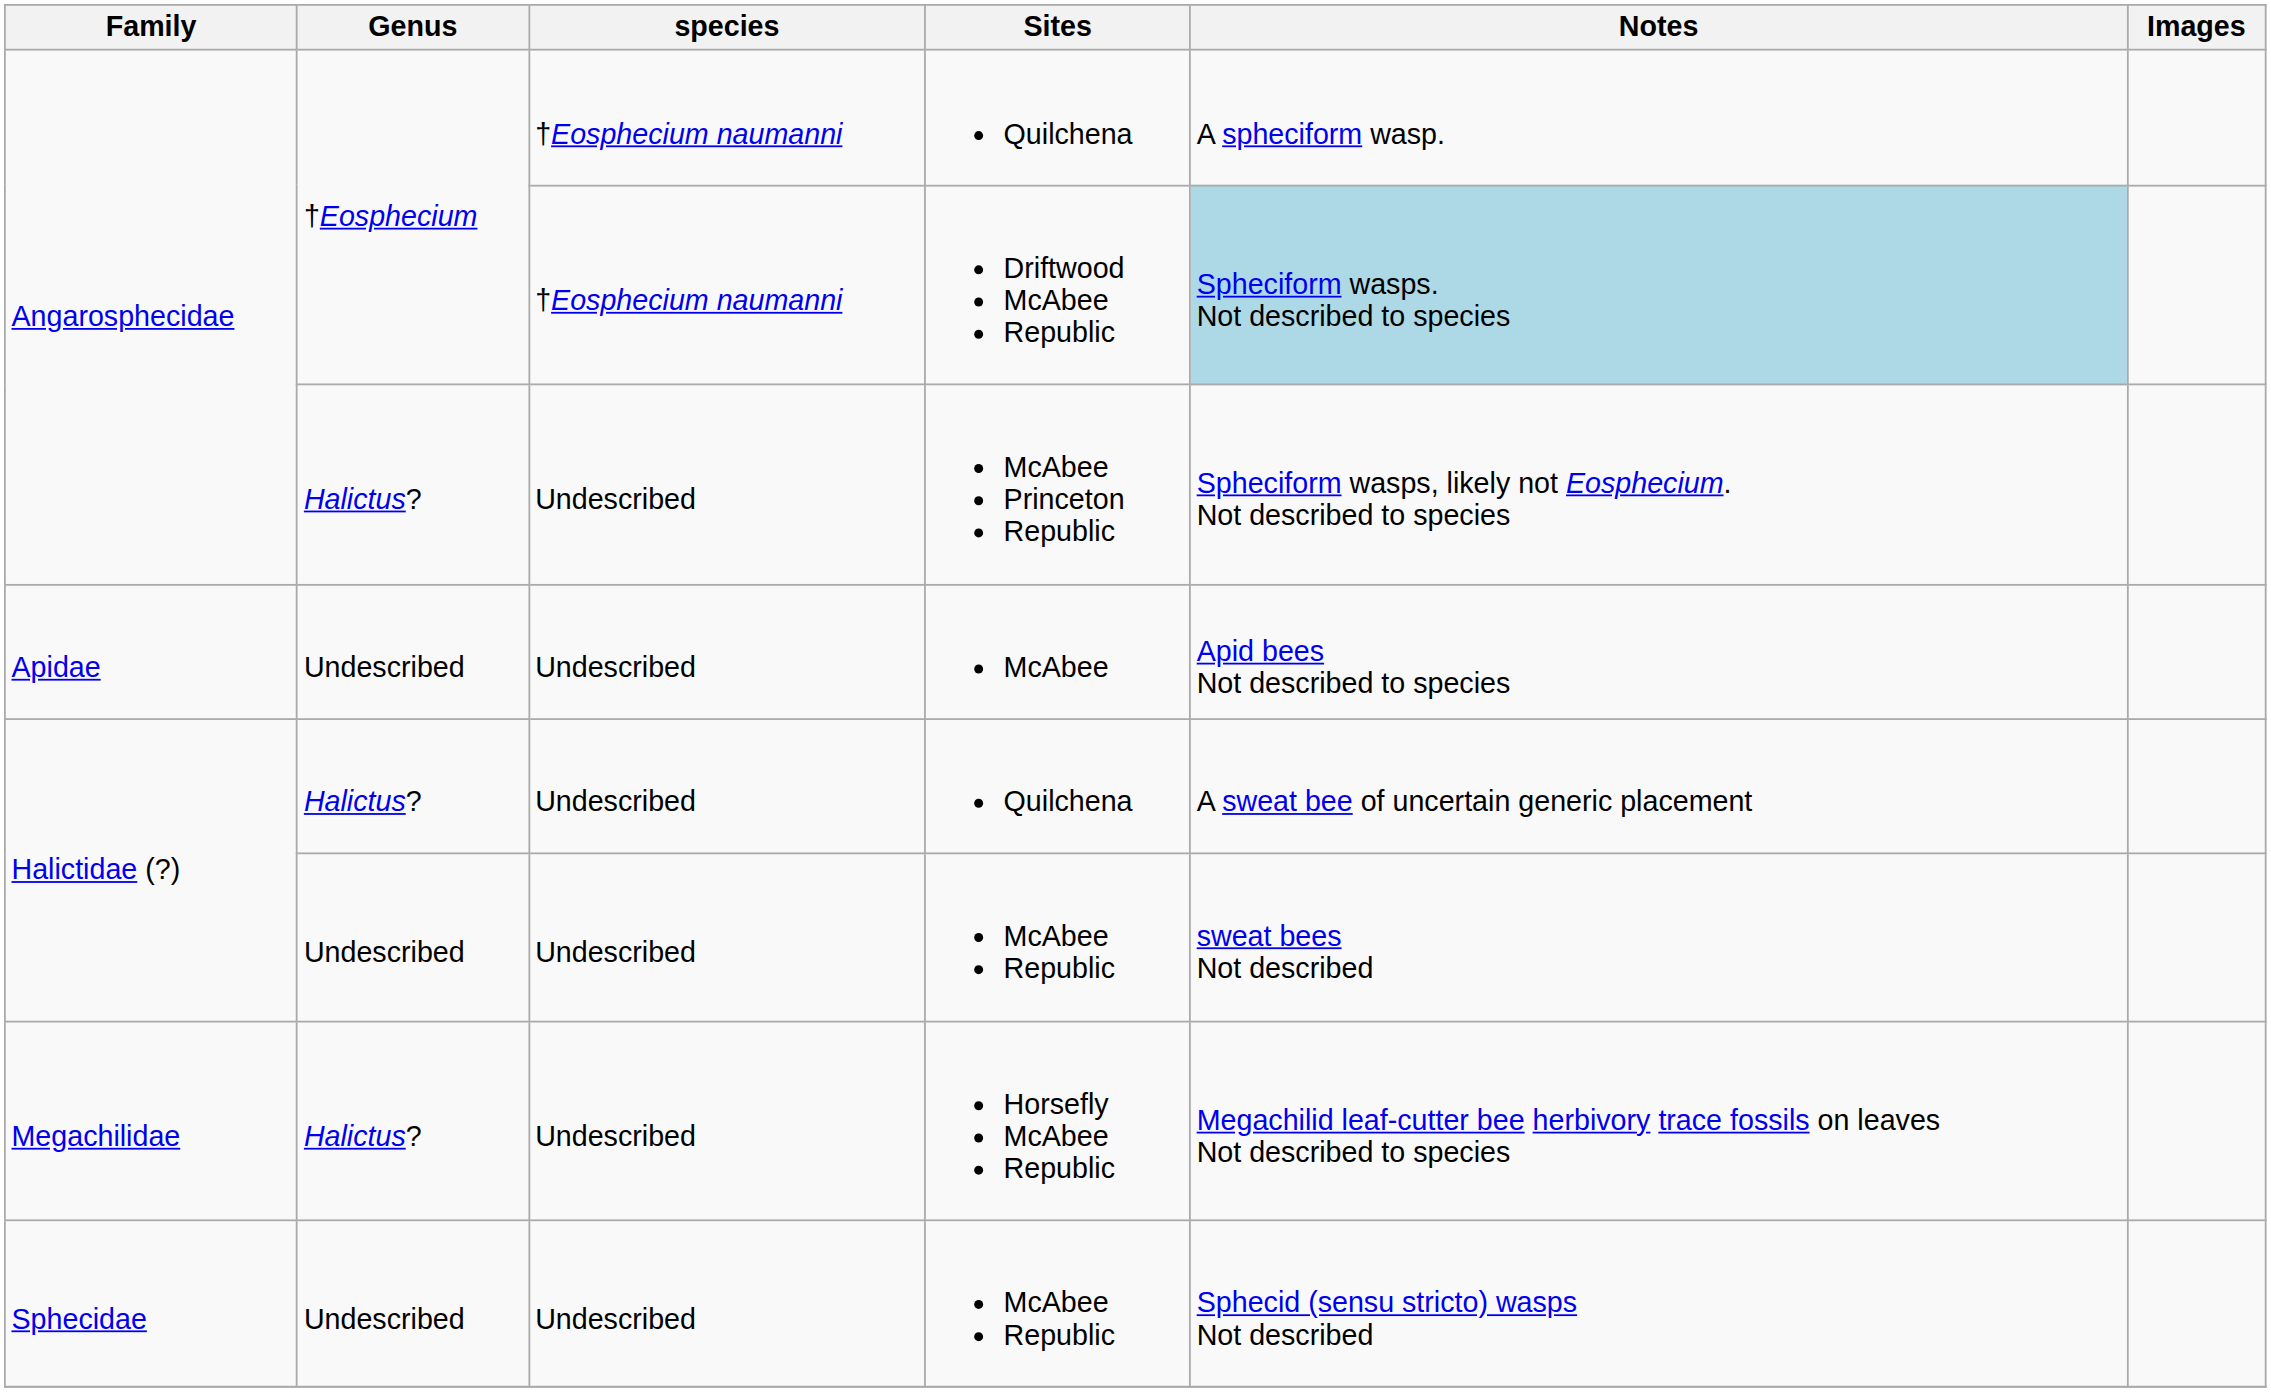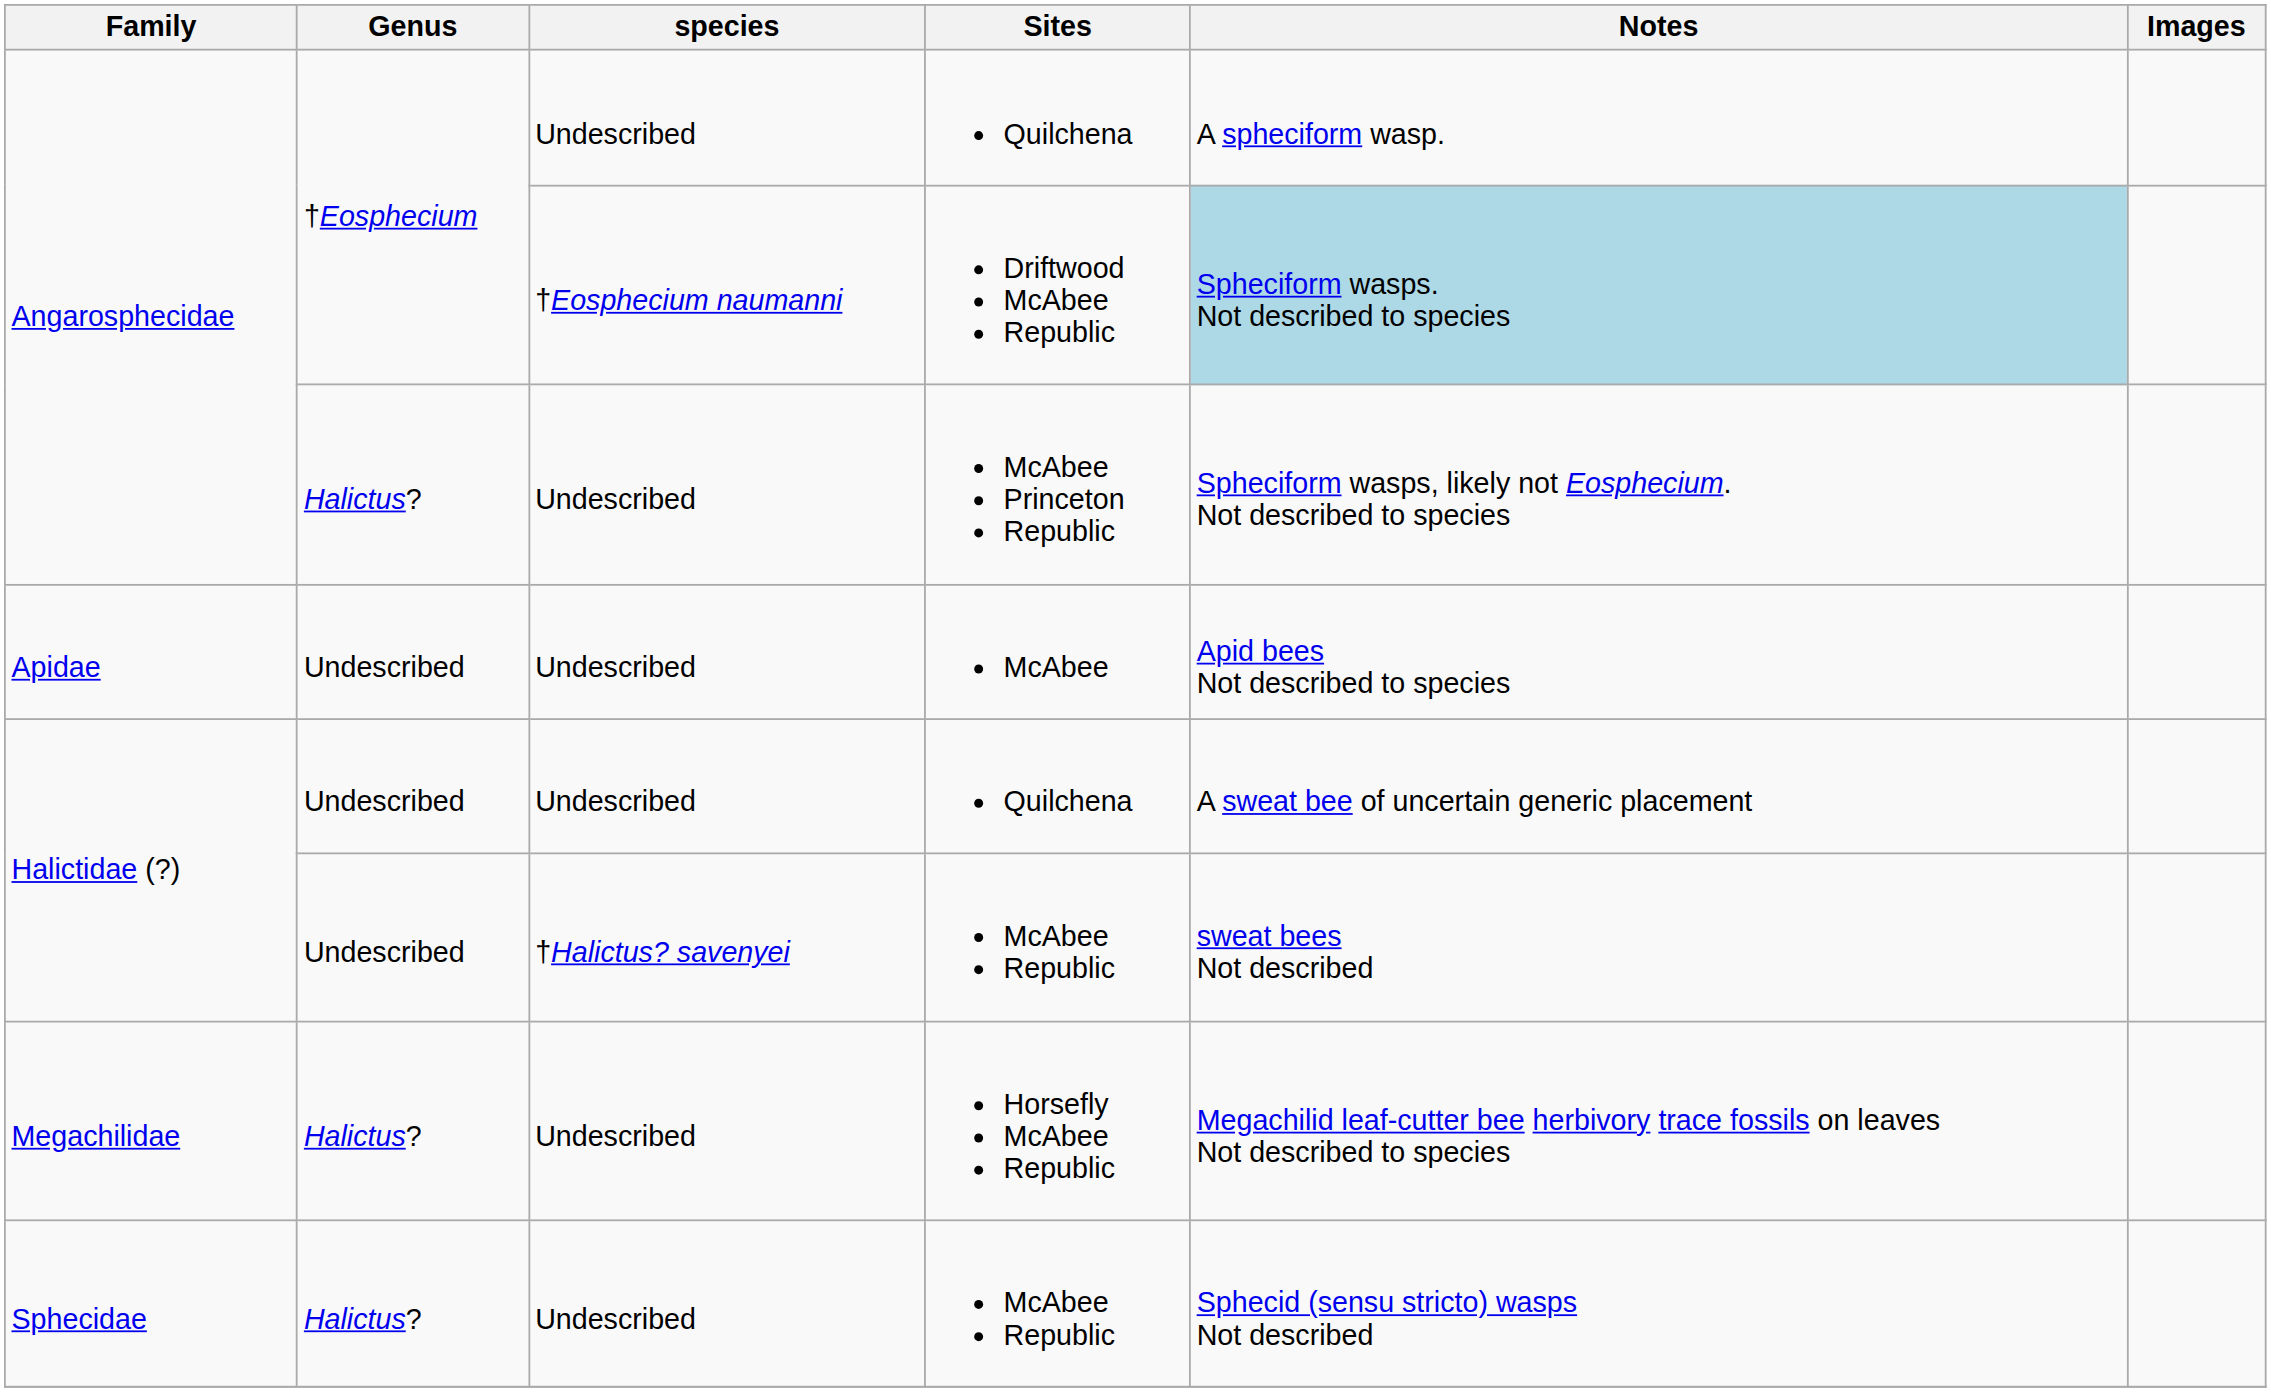(689, 133) †Eosphecium naumanni -> (616, 133) Undescribed
(363, 802) Halictus? -> (384, 802) Undescribed
(616, 953) Undescribed -> (662, 953) †Halictus? savenyei
(384, 1319) Undescribed -> (363, 1319) Halictus?
